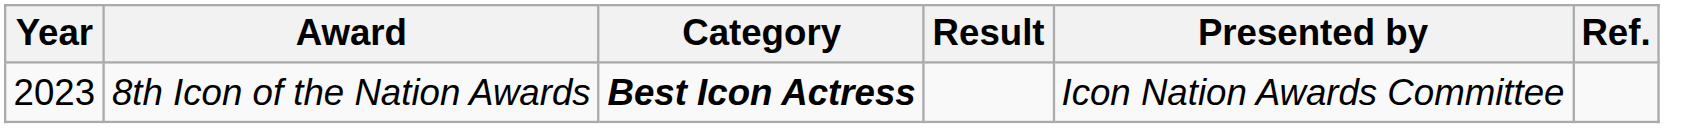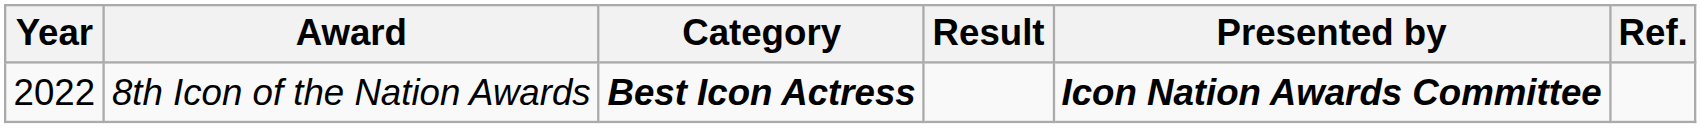(54, 91) 2023 -> (54, 91) 2022
(1313, 91) normal -> (1332, 91) bold
